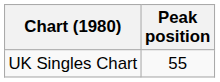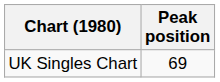(178, 63) 55 -> (178, 63) 69
